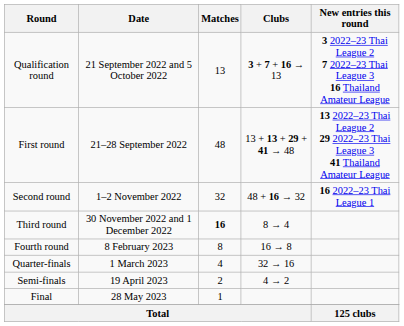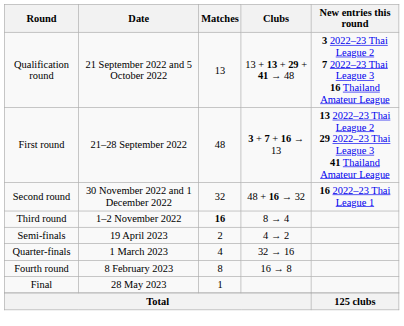(276, 70) 3 + 7 + 16 → 13 -> (276, 70) 13 + 13 + 29 + 41 → 48
(276, 145) 13 + 13 + 29 + 41 → 48 -> (276, 145) 3 + 7 + 16 → 13
(139, 196) 1–2 November 2022 -> (139, 196) 30 November 2022 and 1 December 2022
(139, 224) 30 November 2022 and 1 December 2022 -> (139, 219) 1–2 November 2022
rows swapped: (41, 247) <-> (41, 280)
